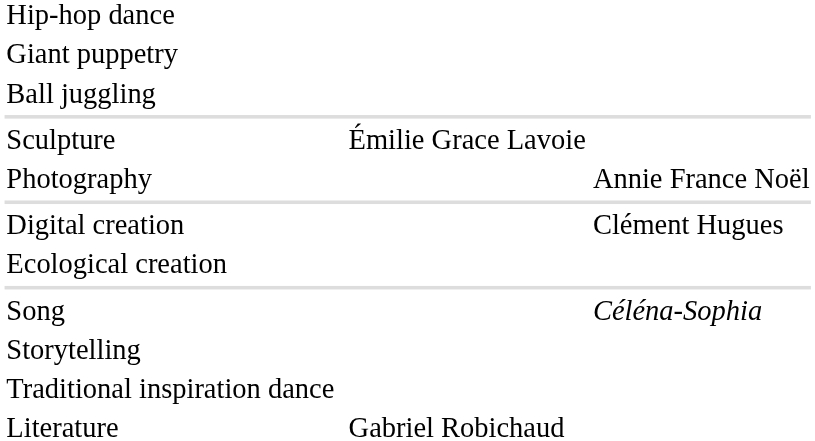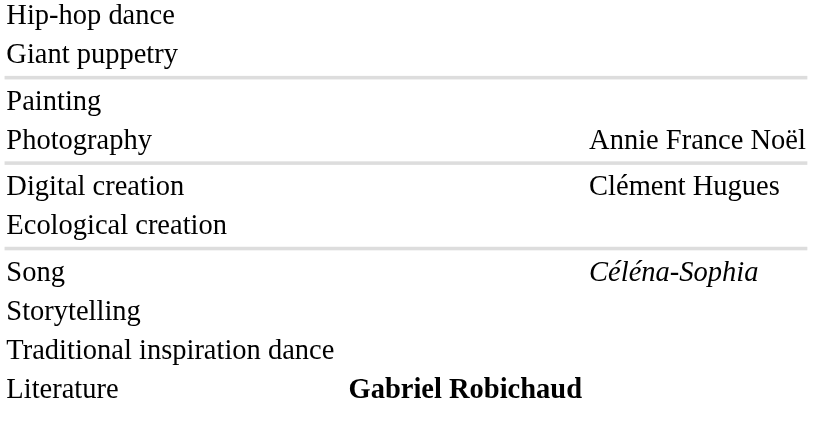- row: (81, 93)
+ row: (54, 100)
- row: (61, 139)
(457, 427) normal -> (465, 388) bold
